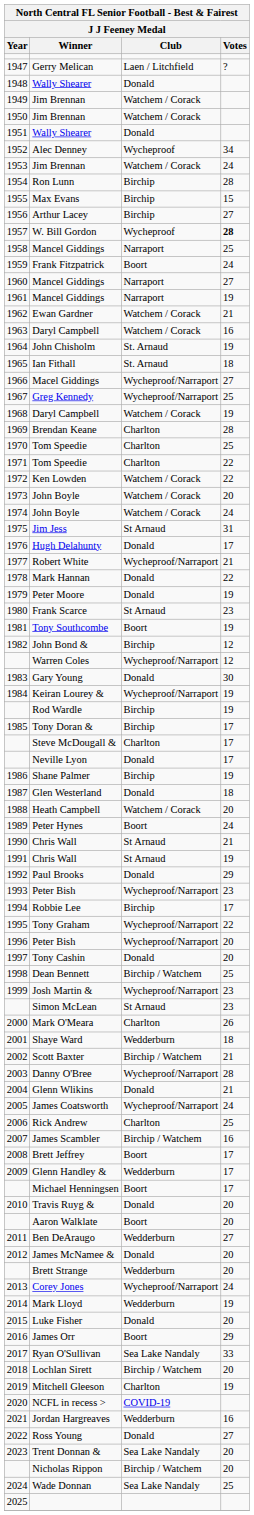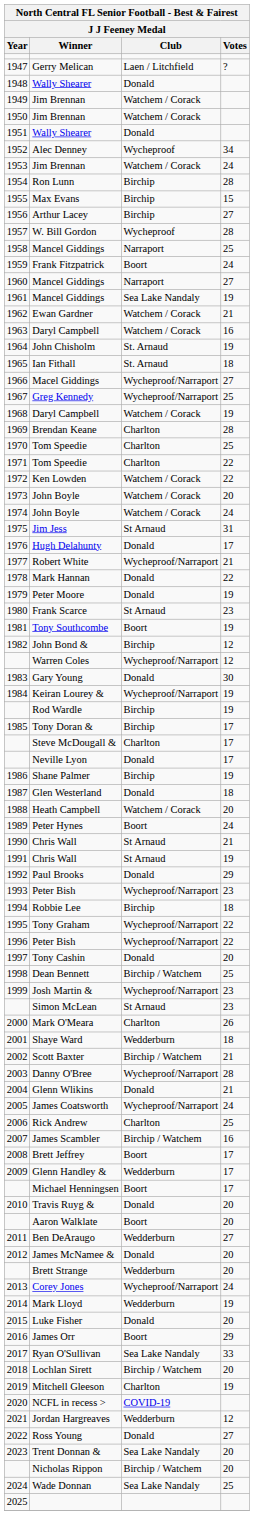(228, 231) bold -> (228, 231) normal
(144, 297) Narraport -> (162, 297) Sea Lake Nandaly
(228, 908) 17 -> (228, 908) 18
(228, 941) 20 -> (228, 941) 22
(228, 1419) 16 -> (228, 1419) 12
